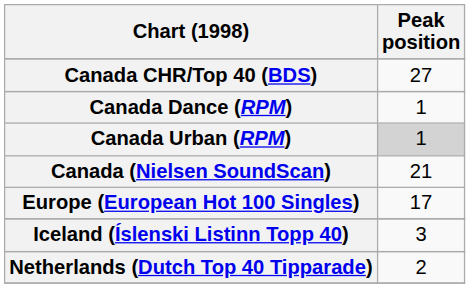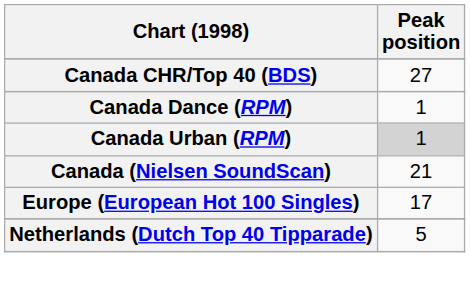- row: (191, 235)
(421, 266) 2 -> (421, 235) 5
